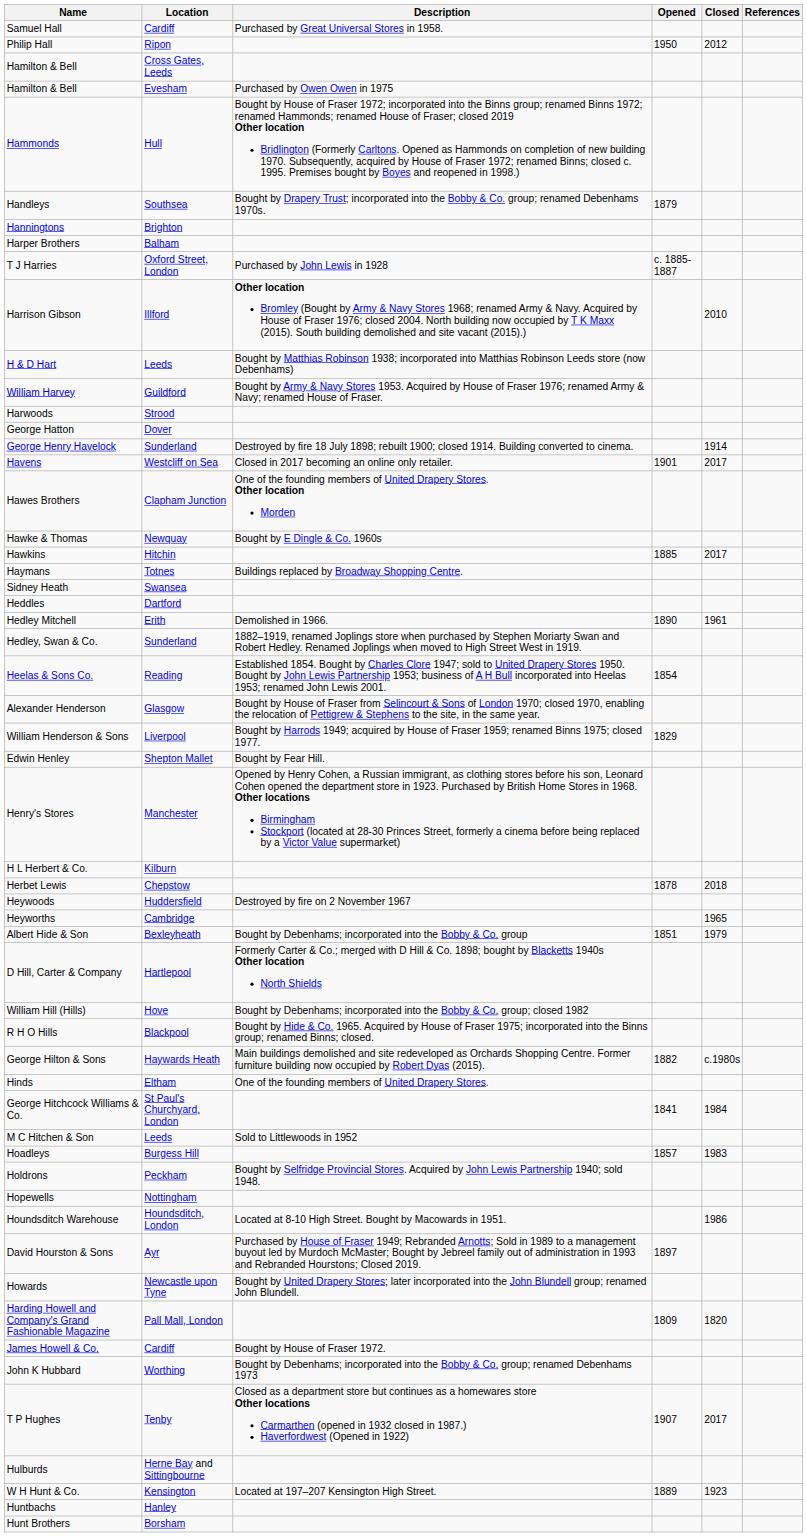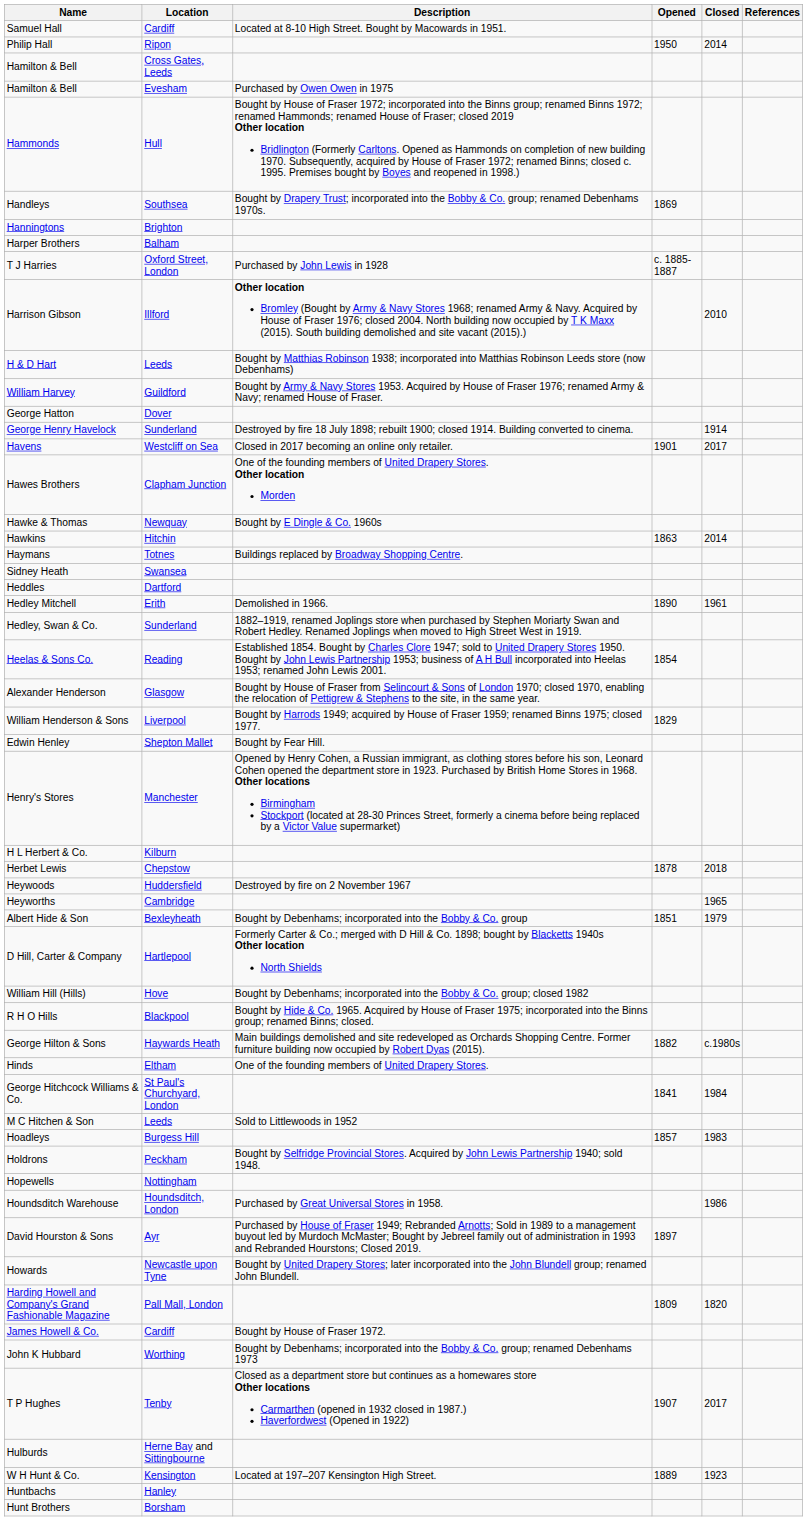(339, 28) Purchased by Great Universal Stores in 1958. -> (371, 28) Located at 8-10 High Street. Bought by Macowards in 1951.
(716, 45) 2012 -> (716, 45) 2014
(665, 205) 1879 -> (665, 205) 1869
- row: (30, 414)
(665, 555) 1885 -> (665, 539) 1863
(716, 555) 2017 -> (716, 539) 2014
(371, 1220) Located at 8-10 High Street. Bought by Macowards in 1951. -> (339, 1203) Purchased by Great Universal Stores in 1958.
